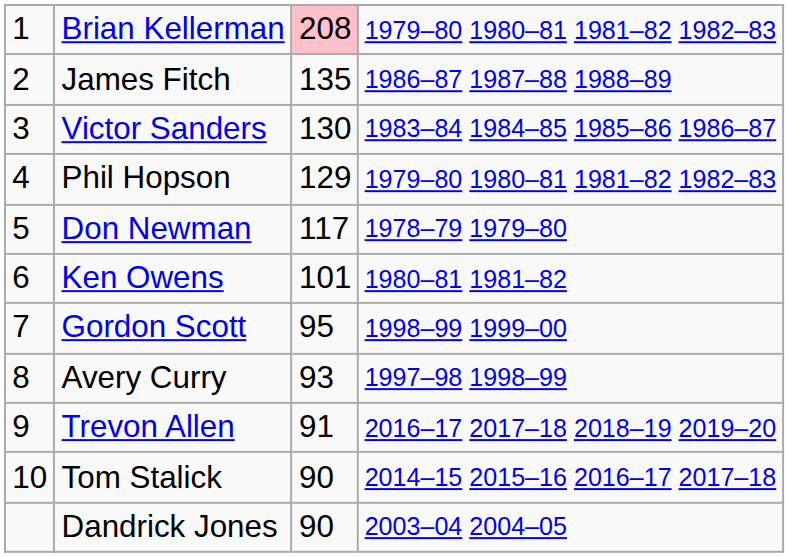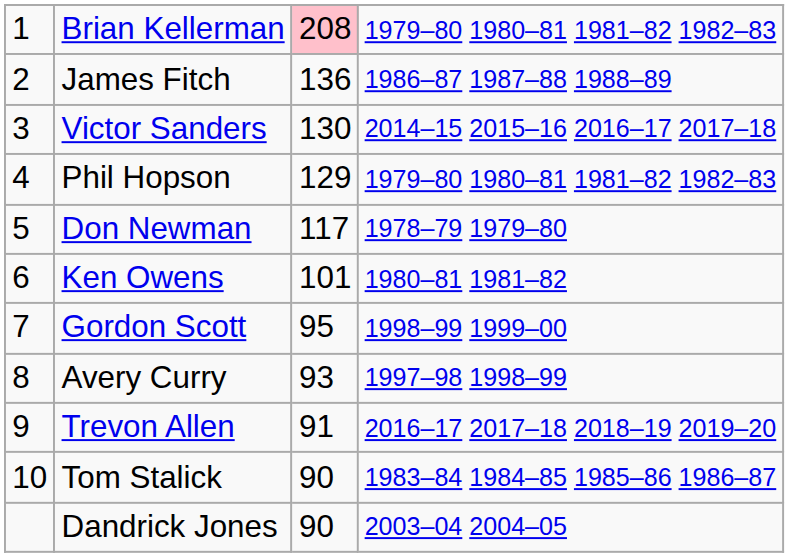(325, 79) 135 -> (325, 79) 136
(570, 129) 1983–84 1984–85 1985–86 1986–87 -> (570, 129) 2014–15 2015–16 2016–17 2017–18
(570, 477) 2014–15 2015–16 2016–17 2017–18 -> (570, 477) 1983–84 1984–85 1985–86 1986–87
